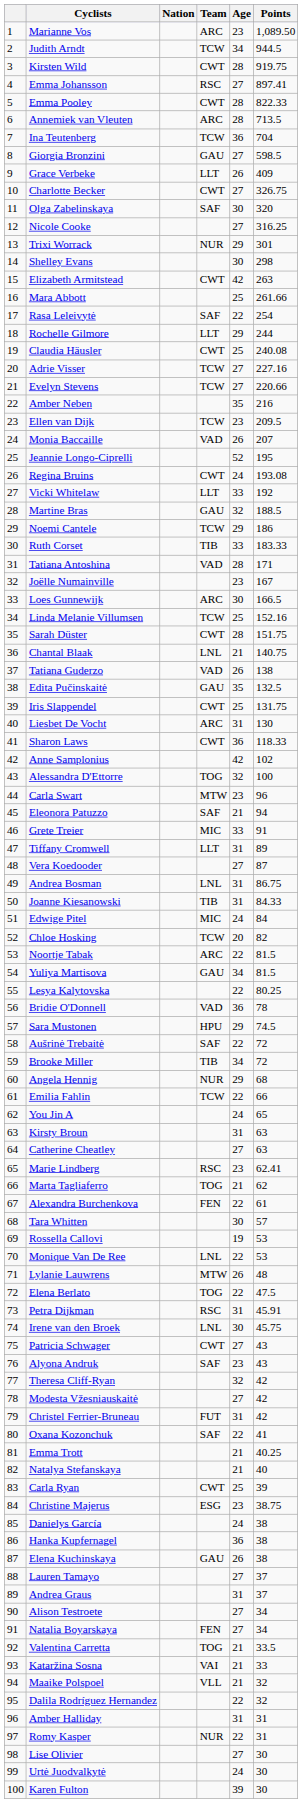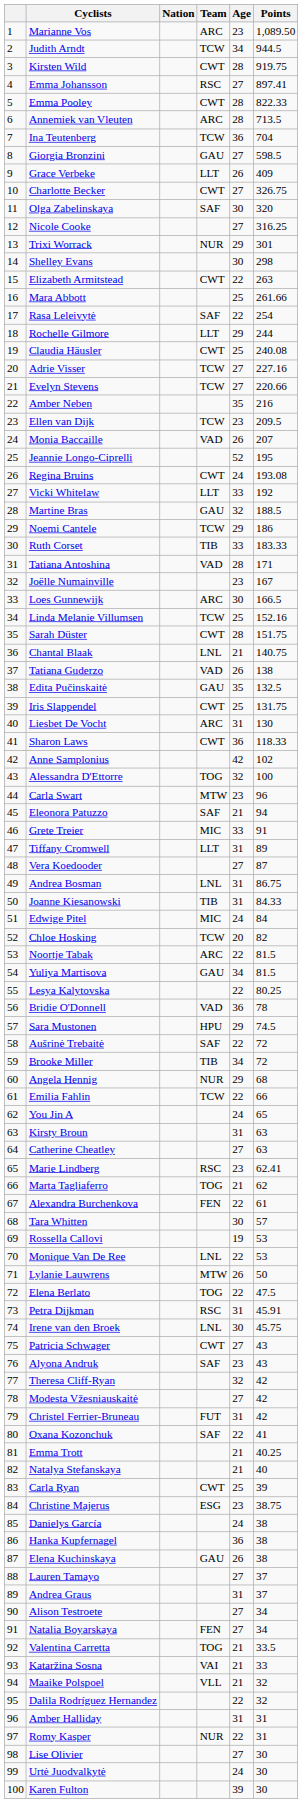(238, 279) 42 -> (238, 279) 22
(262, 1274) 48 -> (262, 1274) 50
